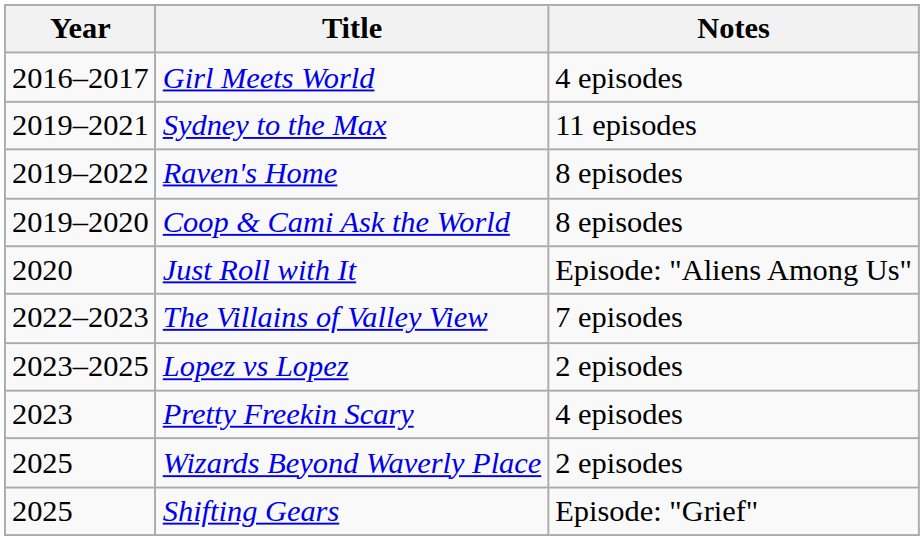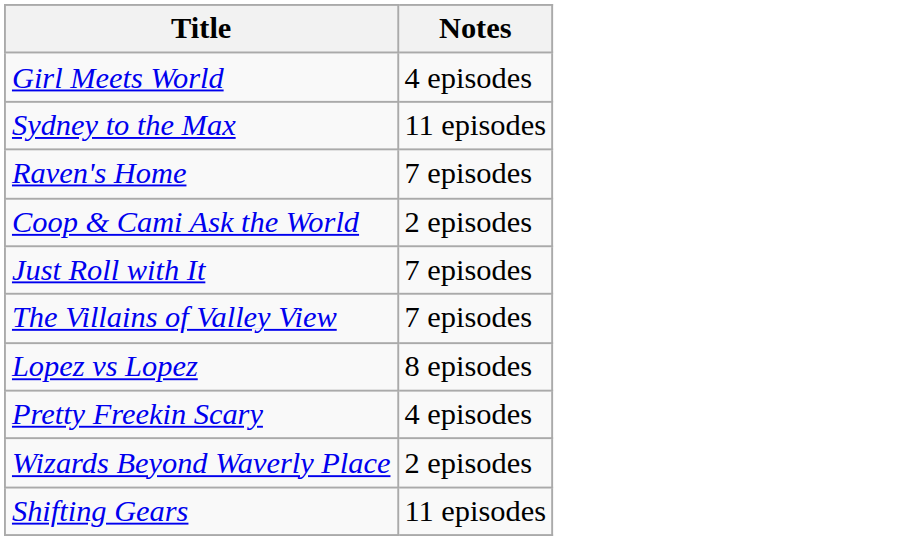- column: (80, 28)
(619, 173) 8 episodes -> (468, 173) 7 episodes
(619, 221) 8 episodes -> (468, 221) 2 episodes
(734, 269) Episode: "Aliens Among Us" -> (468, 269) 7 episodes
(619, 366) 2 episodes -> (468, 366) 8 episodes
(657, 510) Episode: "Grief" -> (475, 510) 11 episodes
